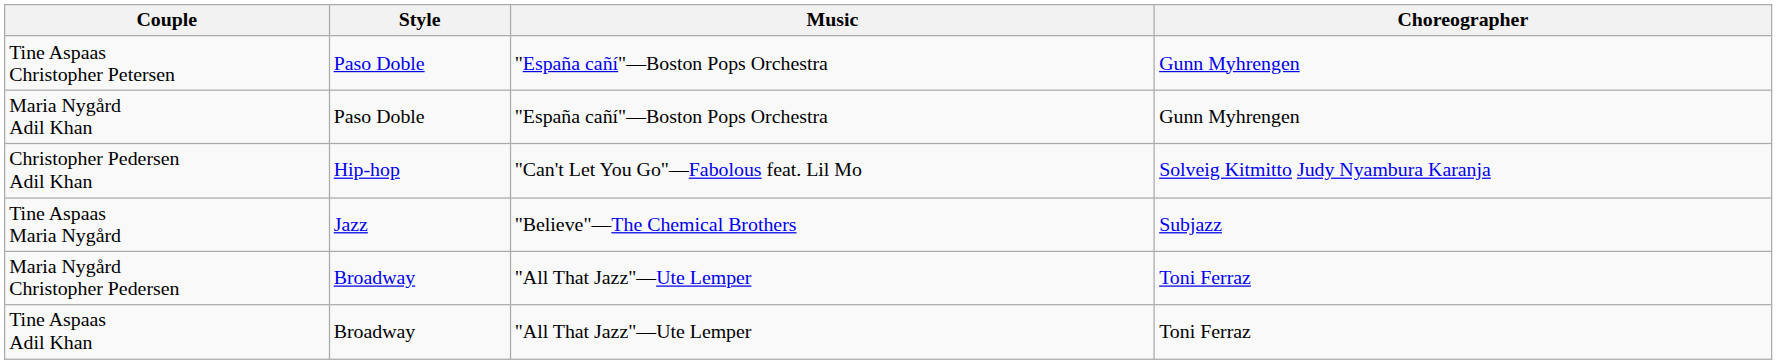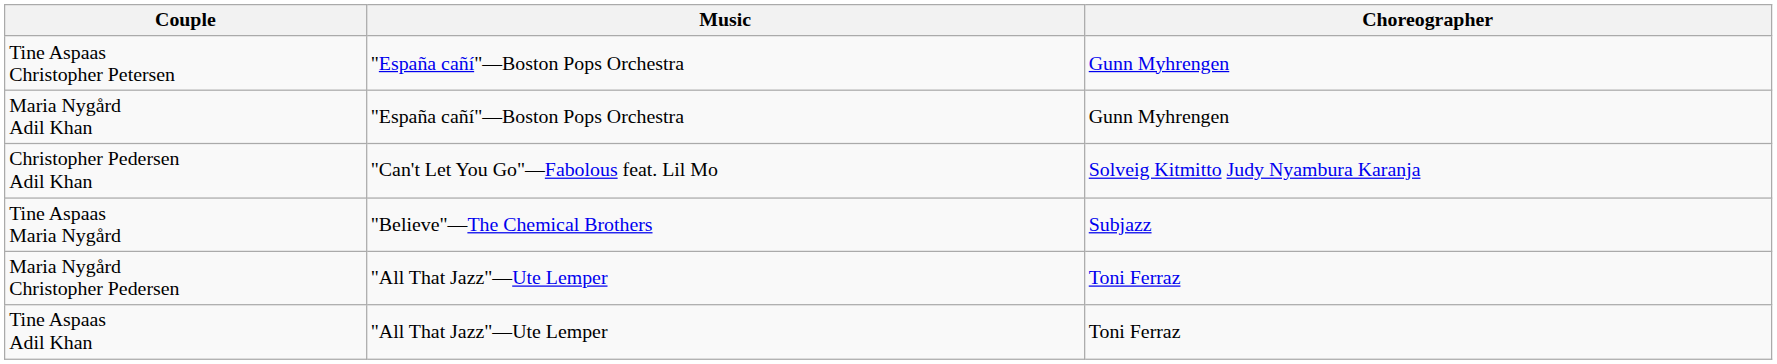- column: (420, 20)
